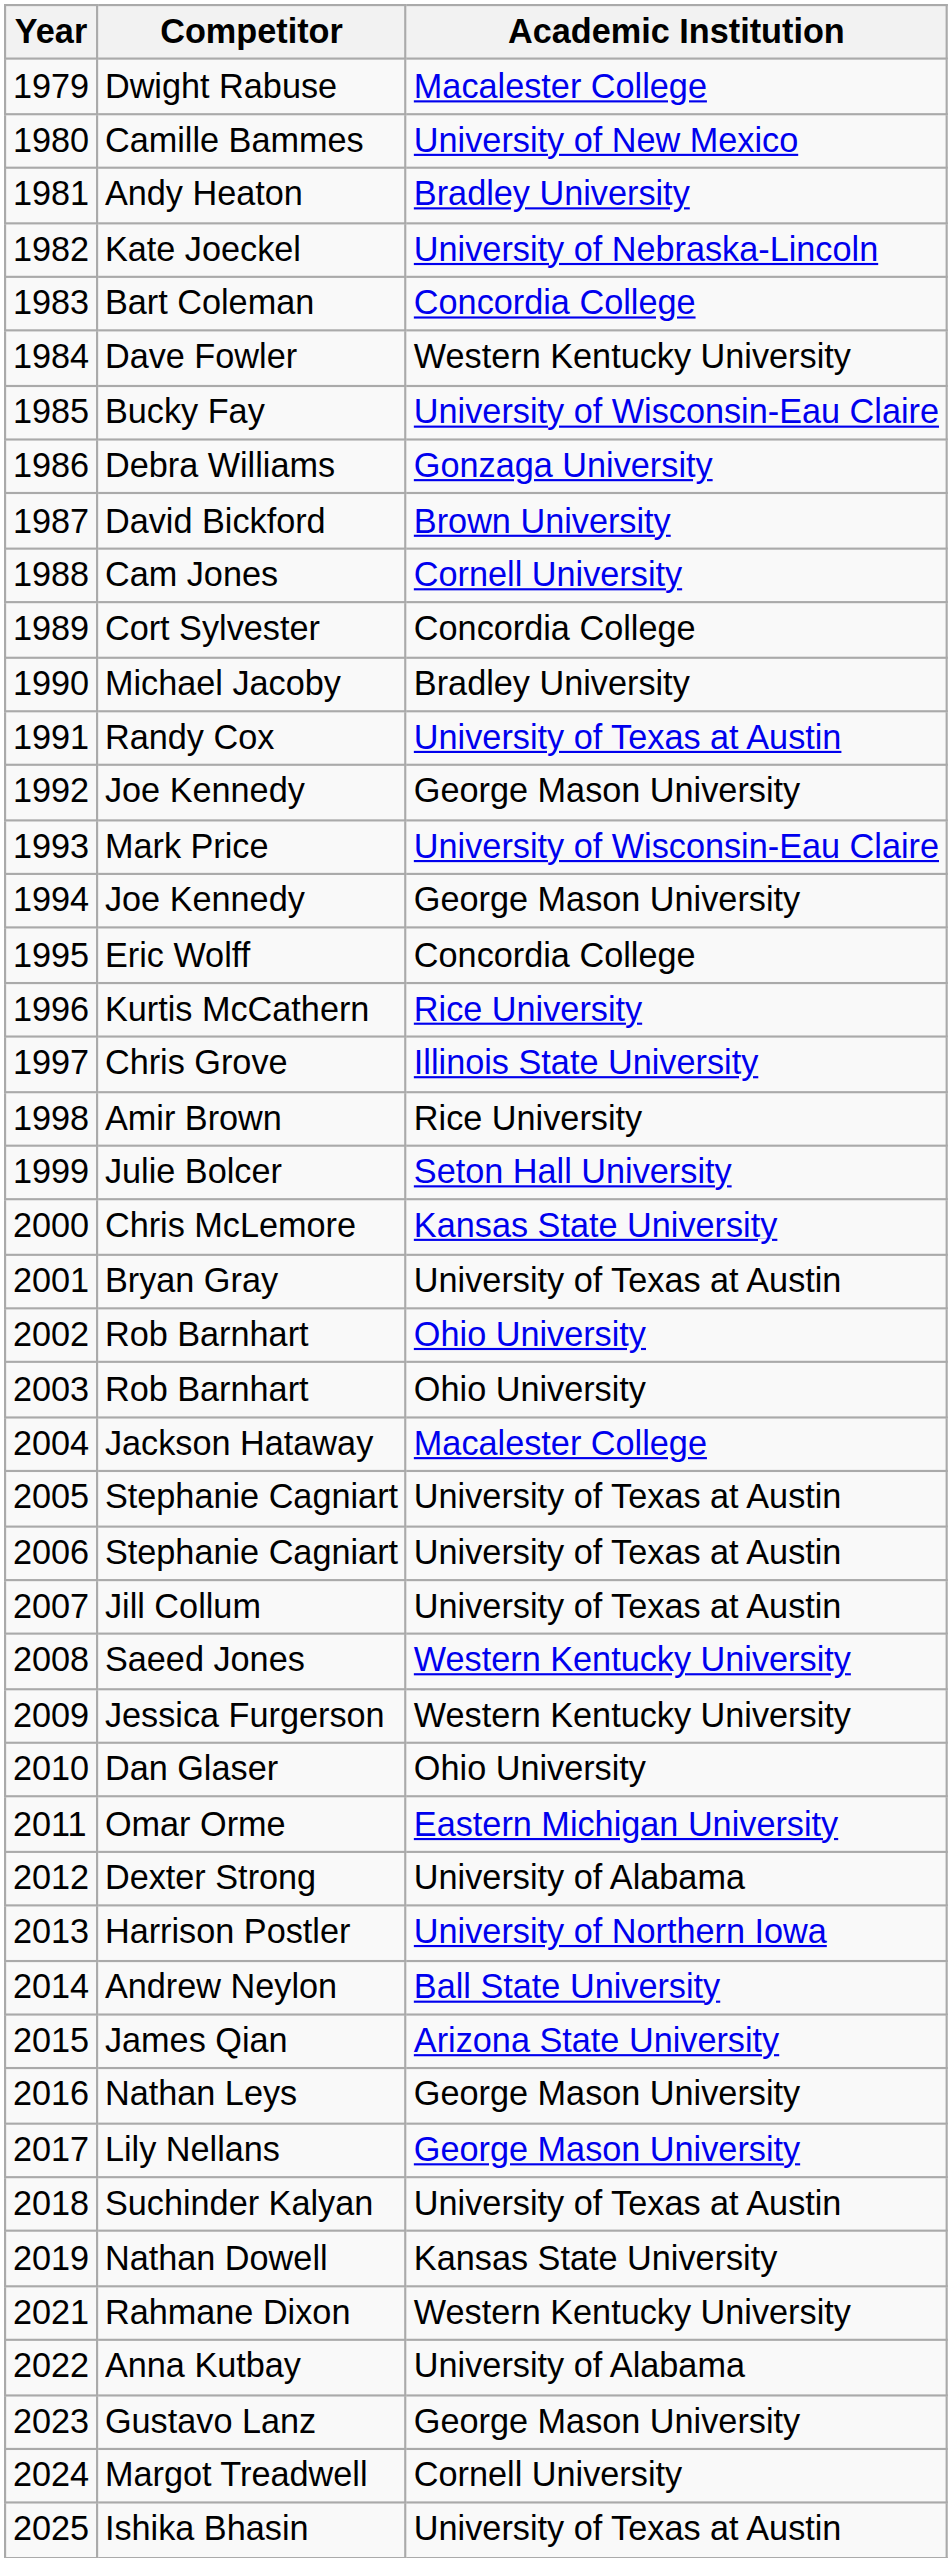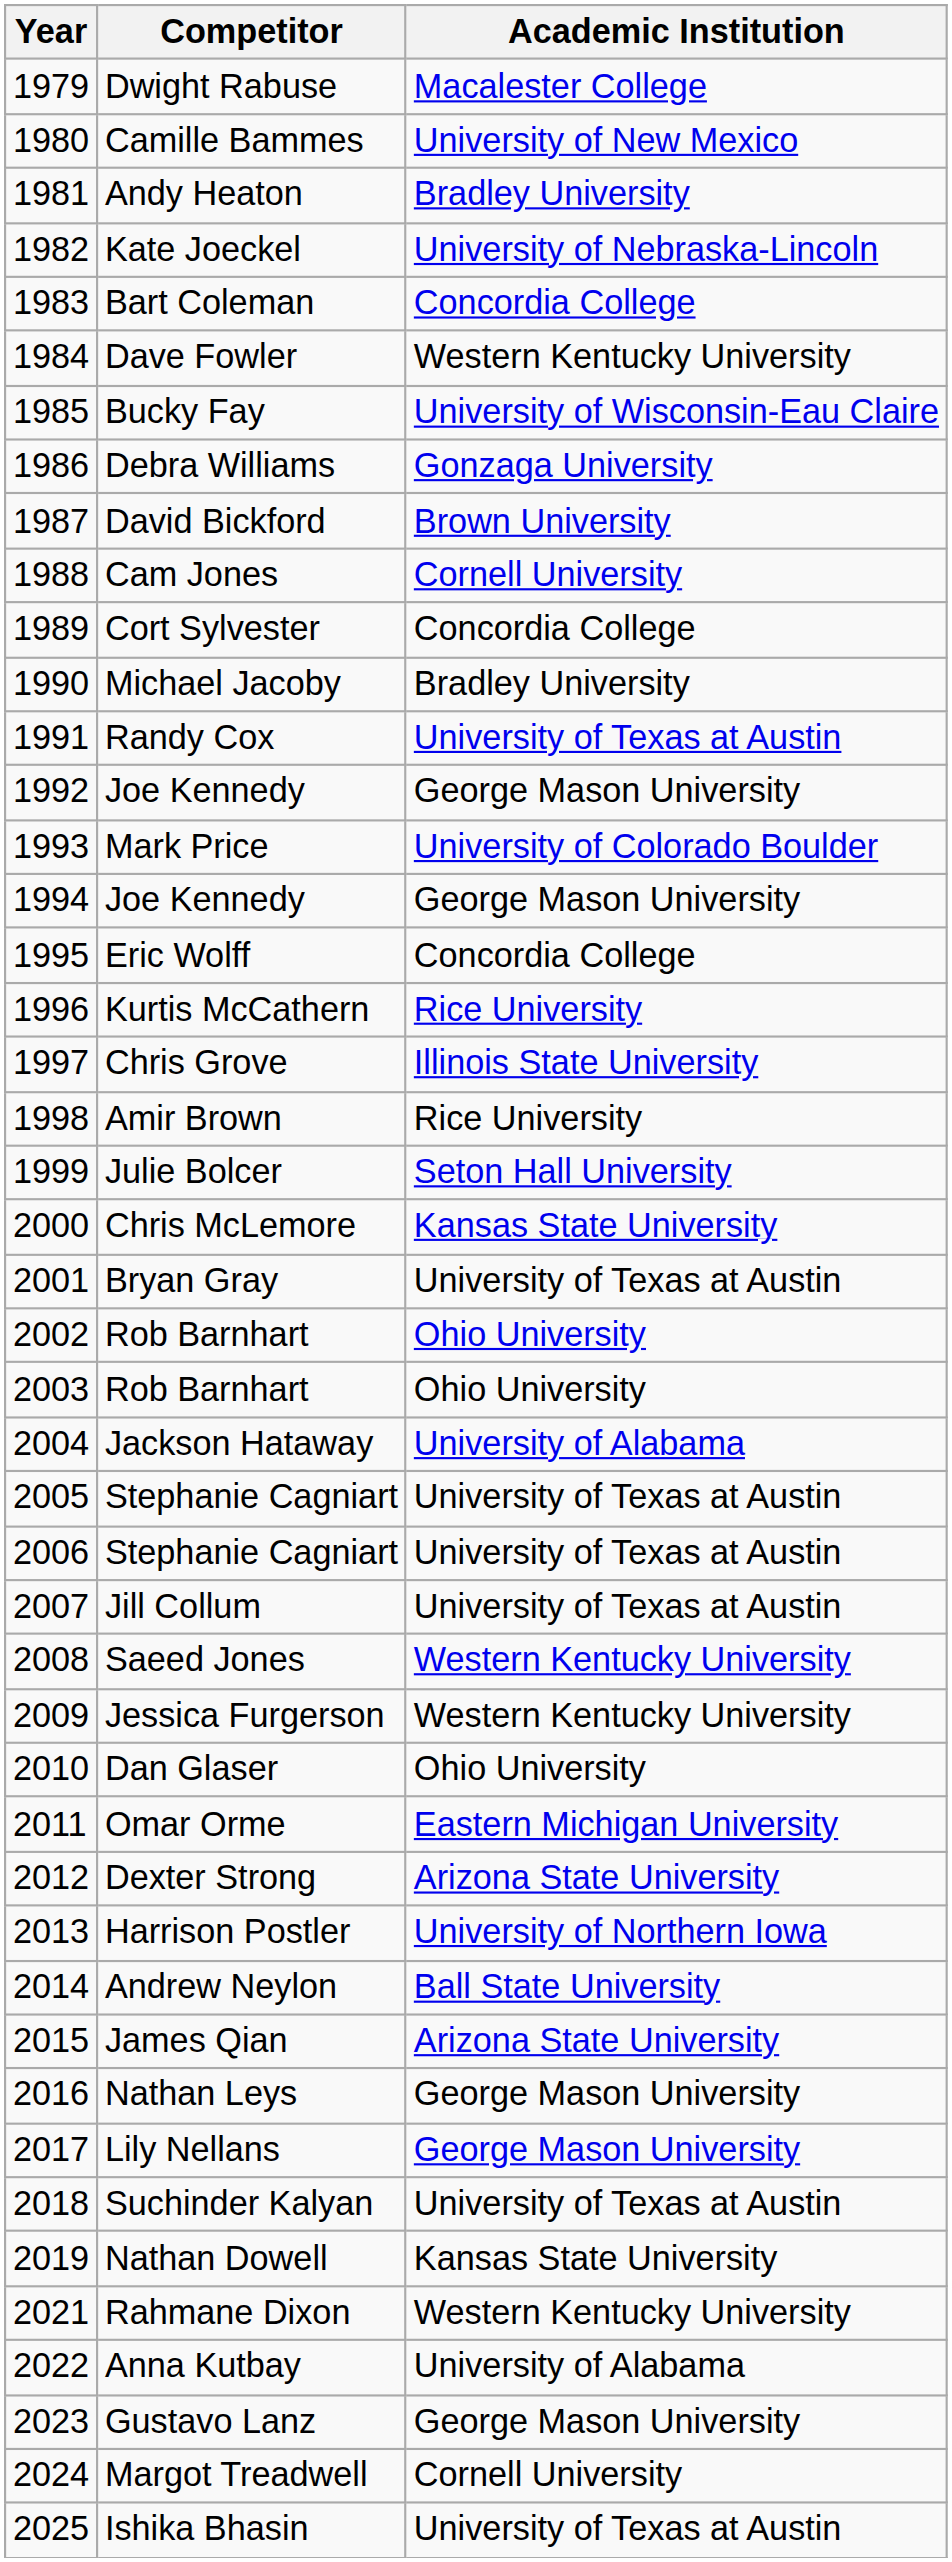(676, 846) University of Wisconsin-Eau Claire -> (646, 846) University of Colorado Boulder
(560, 1443) Macalester College -> (579, 1443) University of Alabama
(579, 1877) University of Alabama -> (597, 1877) Arizona State University
